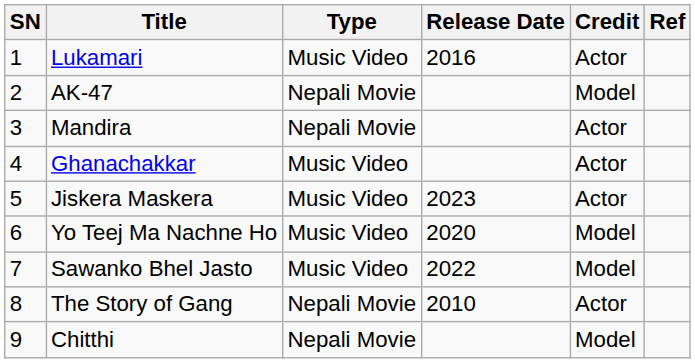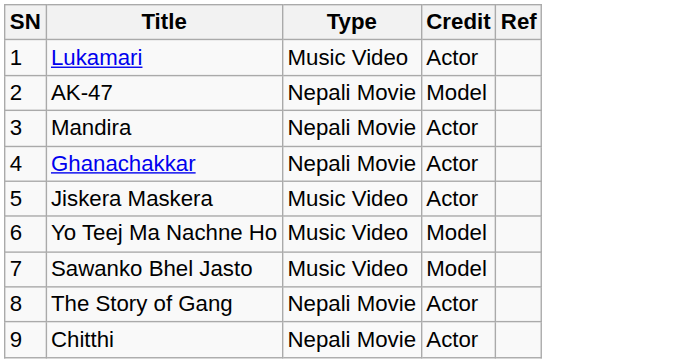- column: (496, 22)
(348, 163) Music Video -> (352, 163) Nepali Movie
(605, 339) Model -> (452, 339) Actor
